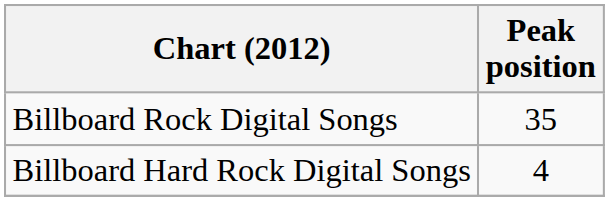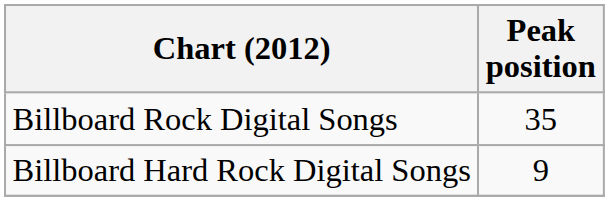(541, 169) 4 -> (541, 169) 9
